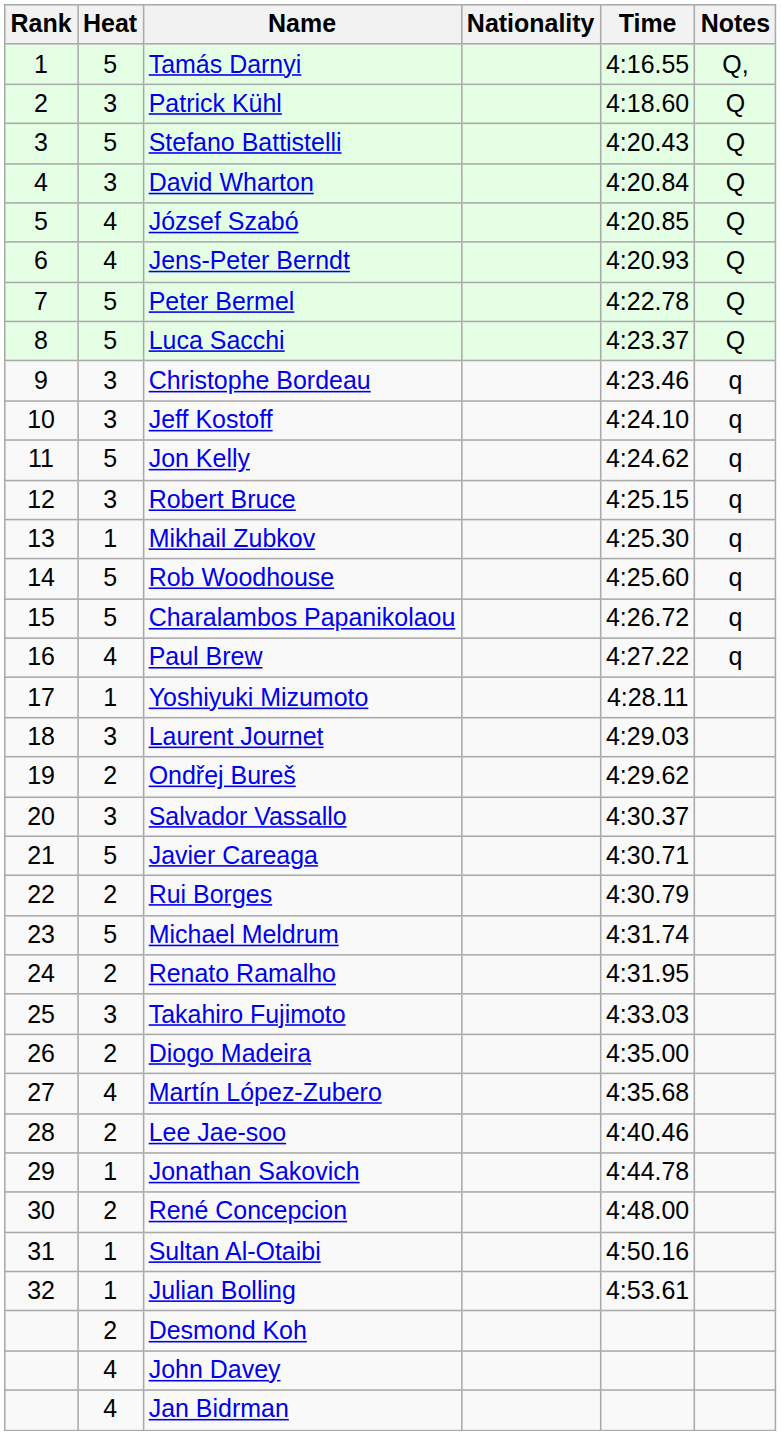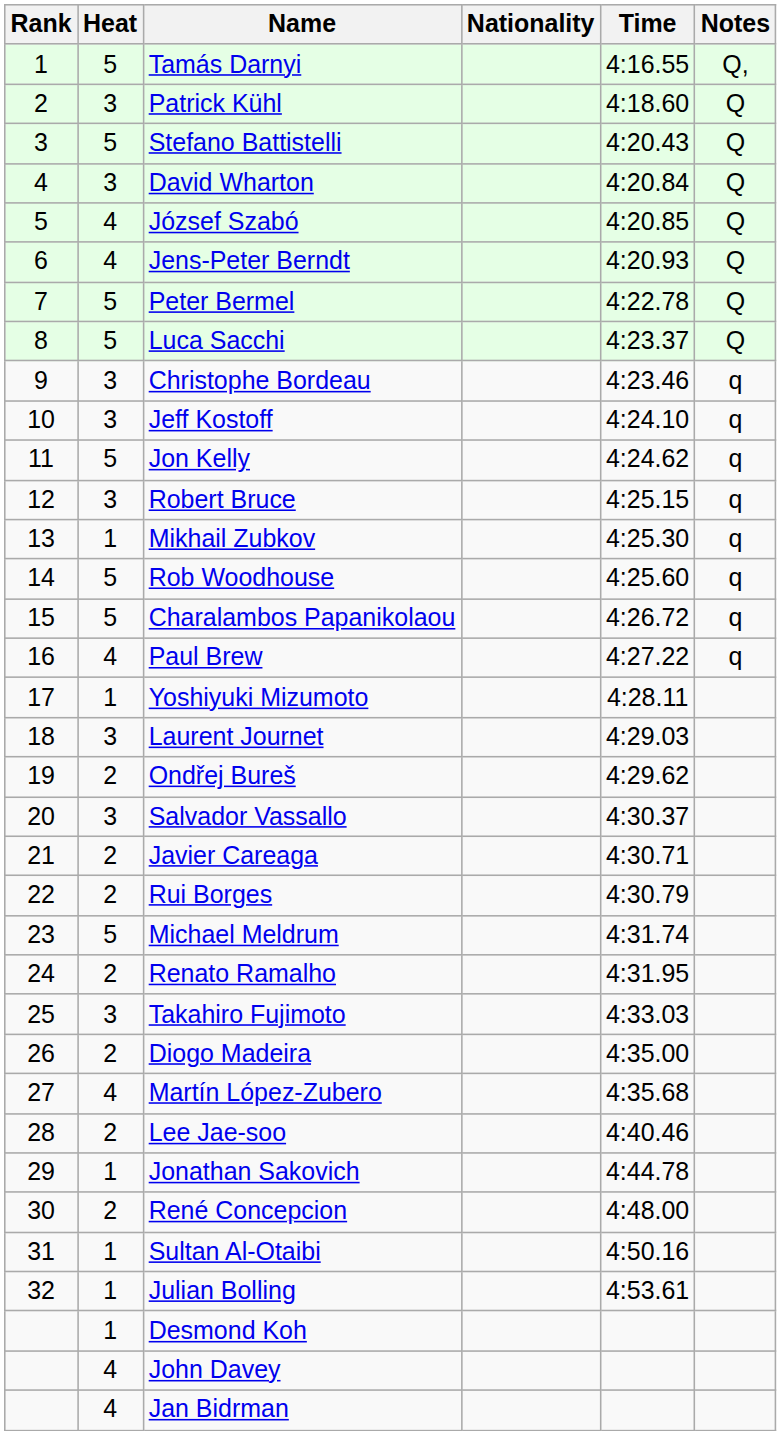(110, 855) 5 -> (110, 855) 2
(110, 1330) 2 -> (110, 1330) 1
